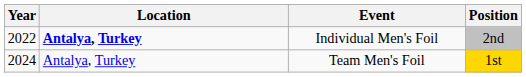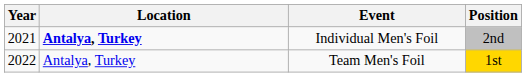(22, 38) 2022 -> (22, 38) 2021
(22, 60) 2024 -> (22, 60) 2022
